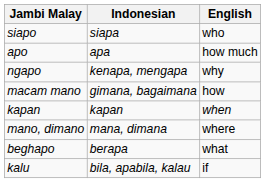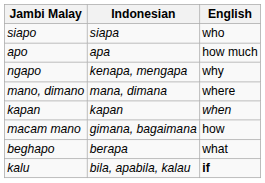rows swapped: (46, 129) <-> (44, 91)
(205, 168) normal -> (206, 168) bold
